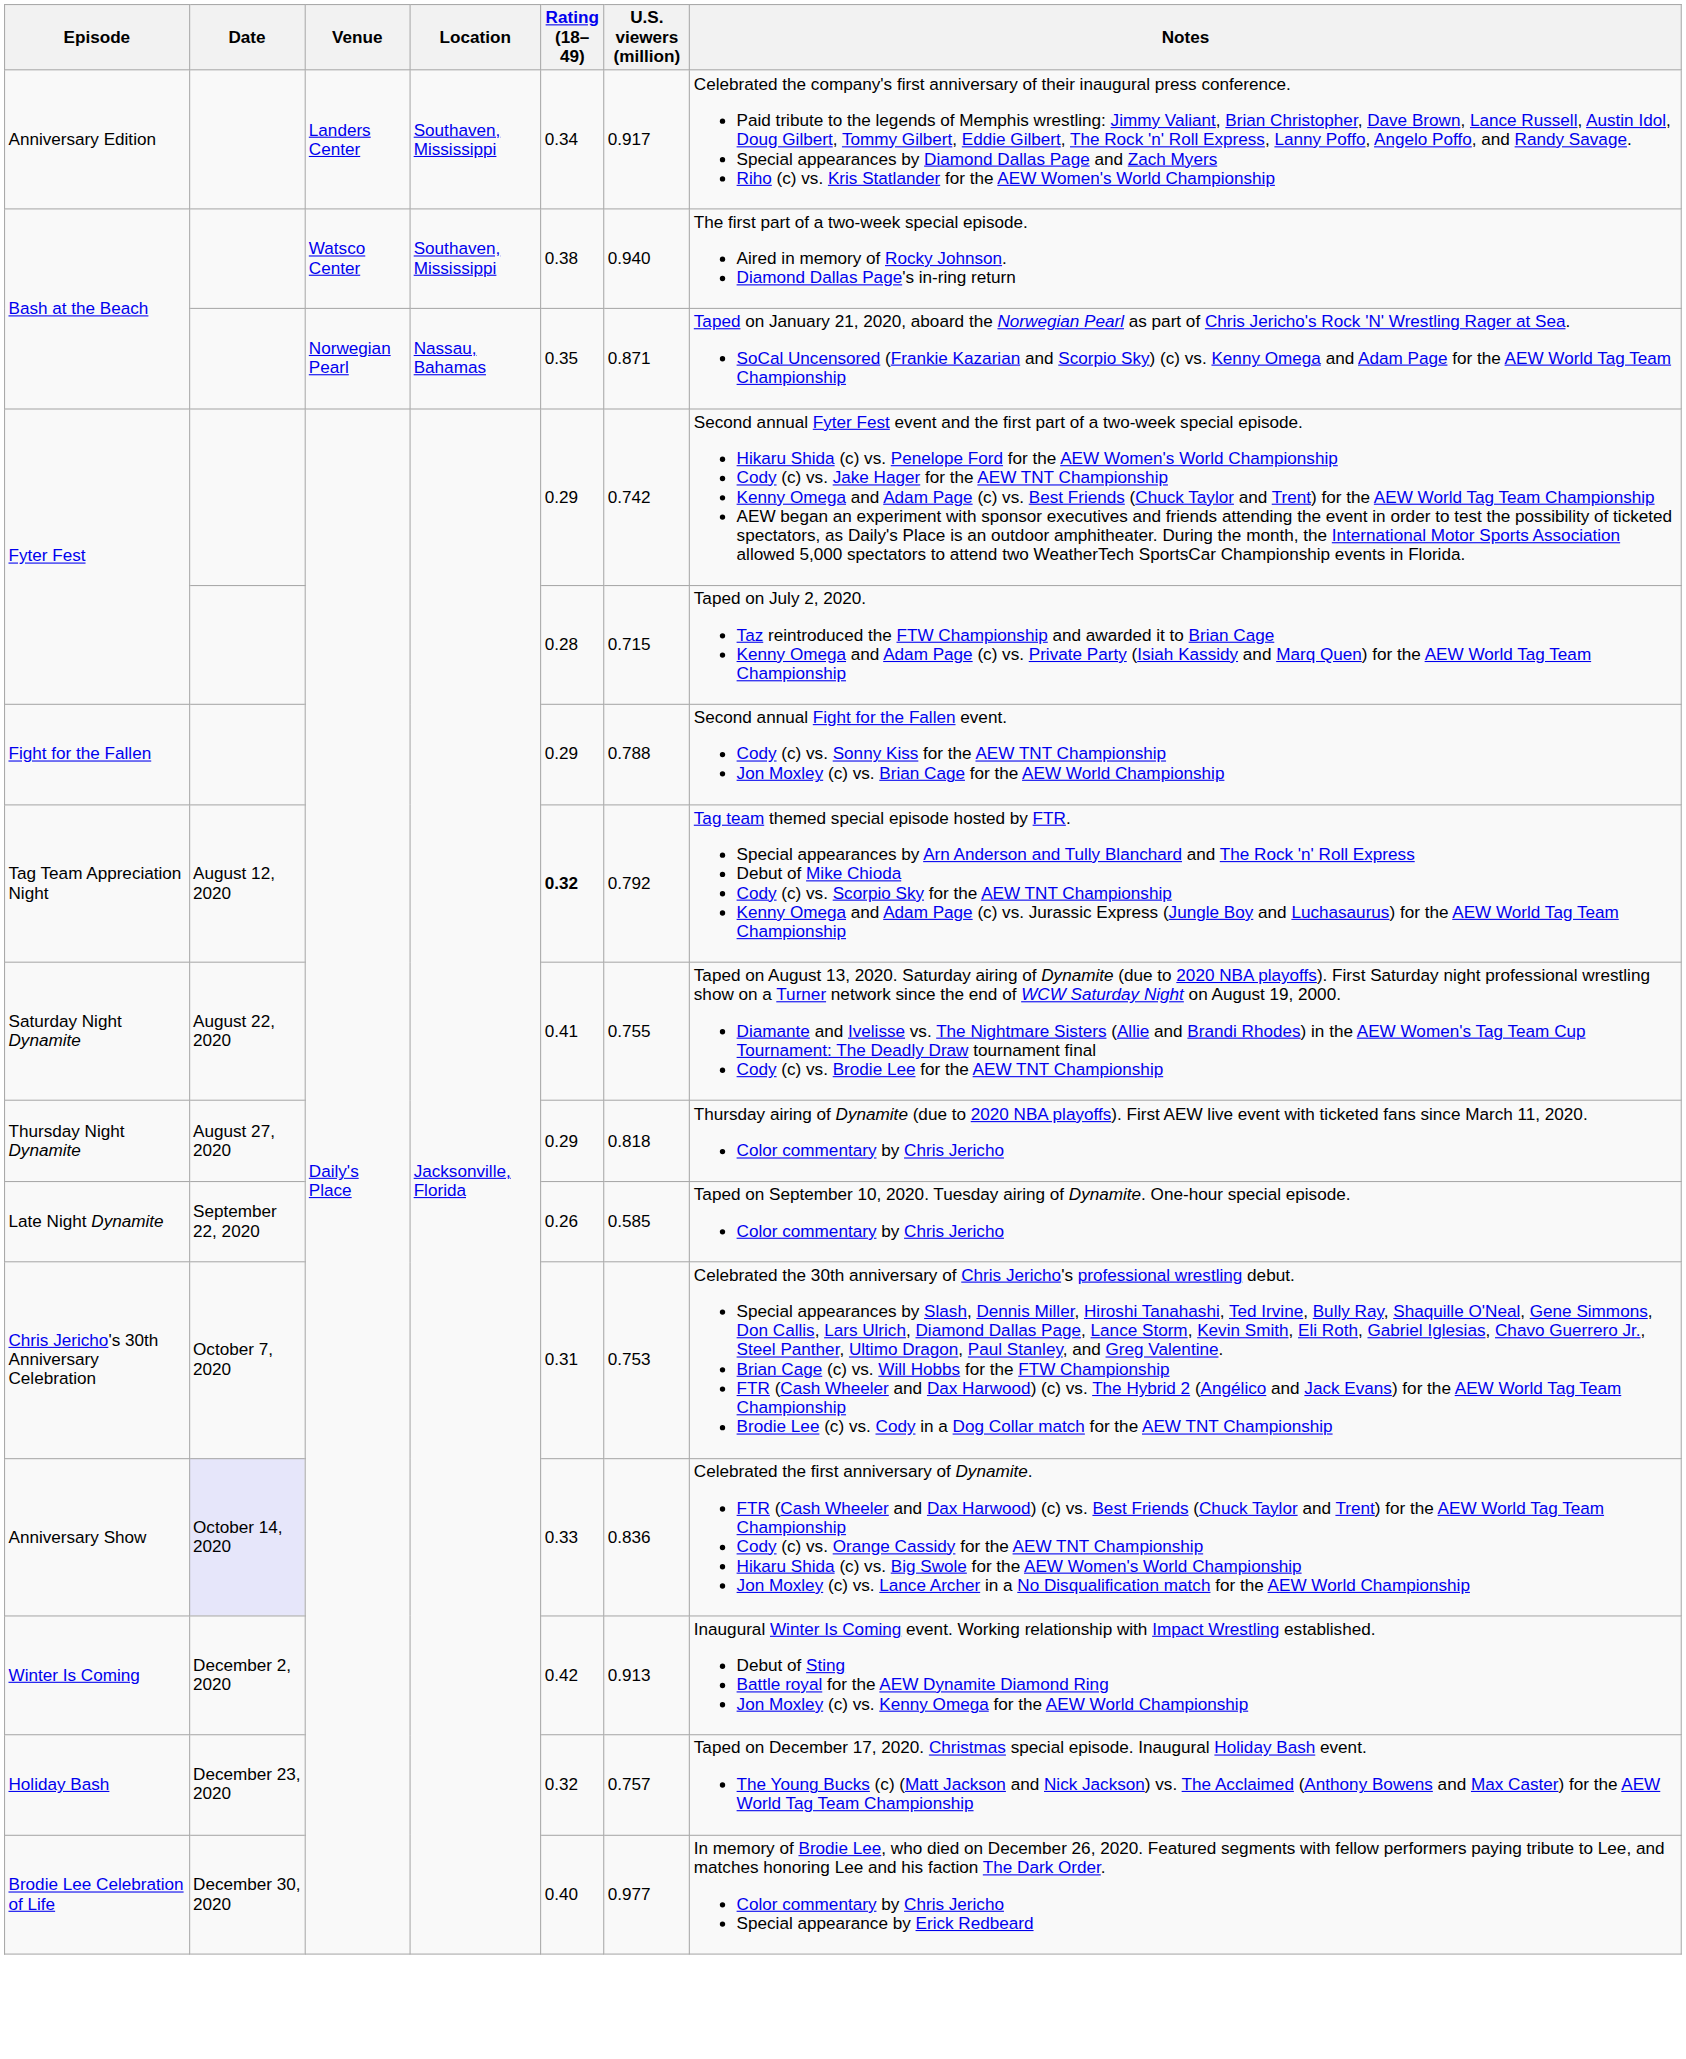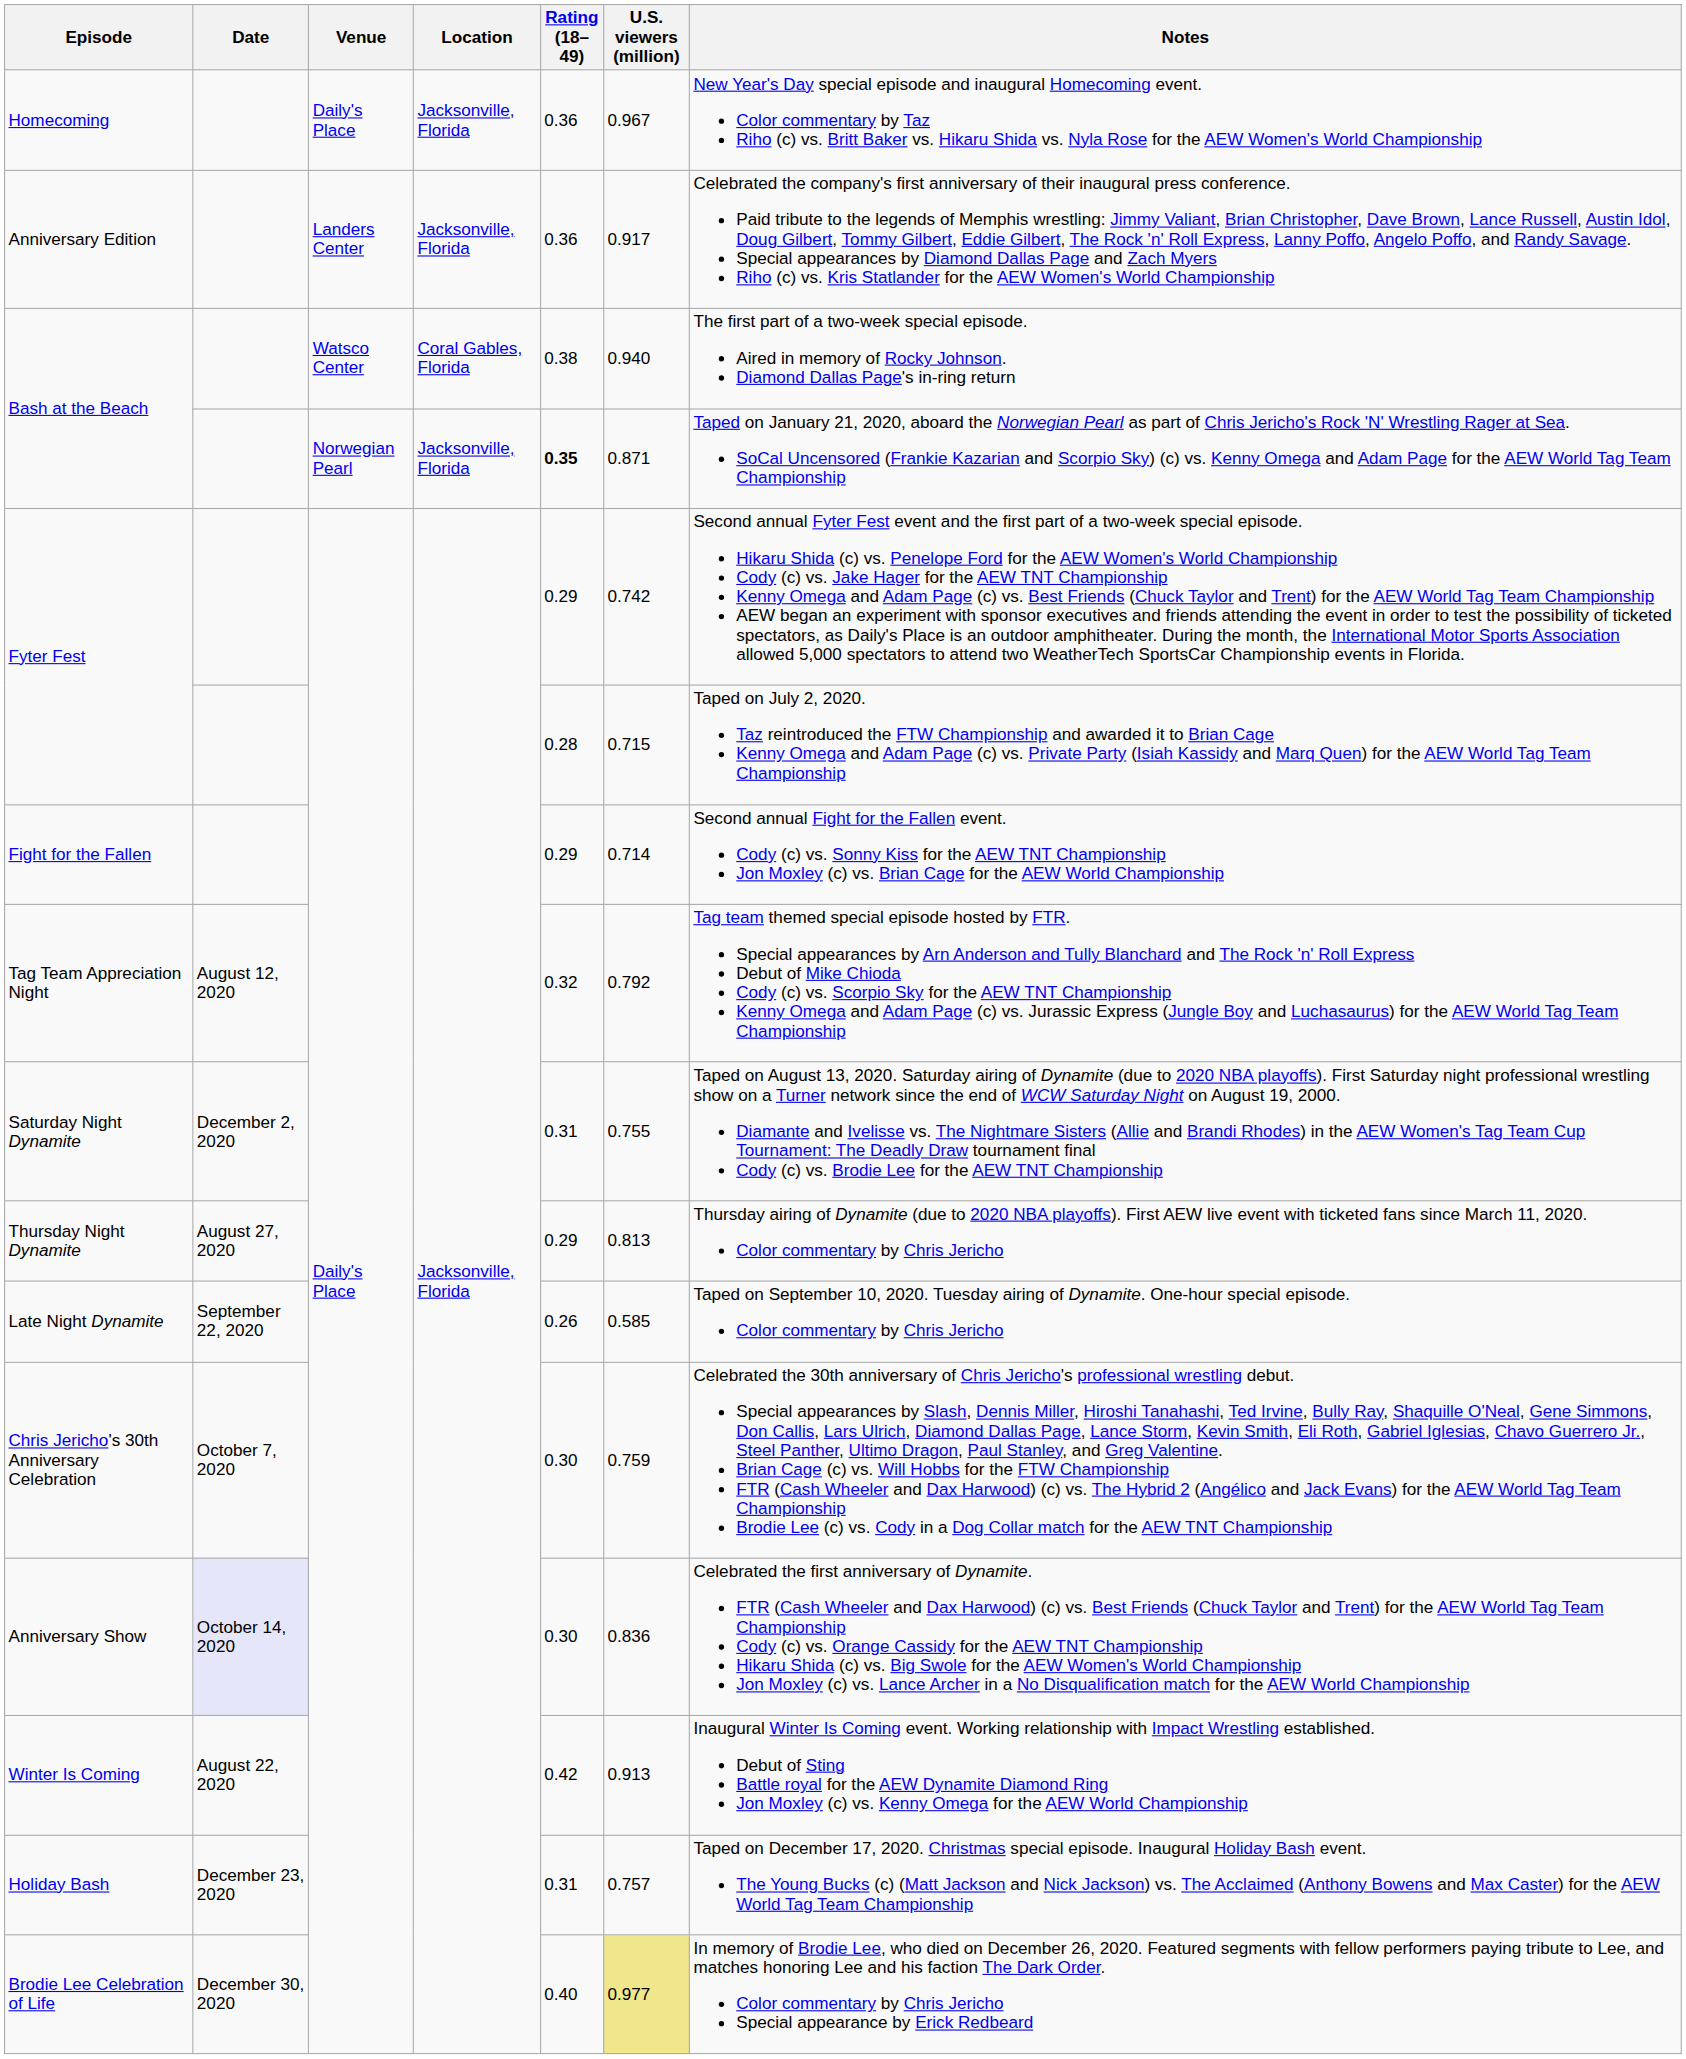+ row: (59, 120)
(457, 139) Southaven, Mississippi -> (466, 239) Jacksonville, Florida
(561, 139) 0.34 -> (561, 239) 0.36
(457, 258) Southaven, Mississippi -> (470, 358) Coral Gables, Florida
(450, 358) Nassau, Bahamas -> (466, 458) Jacksonville, Florida
(561, 358) normal -> (561, 458) bold
(629, 754) 0.788 -> (629, 854) 0.714
(561, 883) bold -> (561, 983) normal
(234, 1031) August 22, 2020 -> (246, 1131) December 2, 2020
(561, 1031) 0.41 -> (561, 1131) 0.31
(629, 1140) 0.818 -> (629, 1240) 0.813
(561, 1359) 0.31 -> (561, 1459) 0.30
(629, 1359) 0.753 -> (629, 1459) 0.759
(561, 1536) 0.33 -> (561, 1636) 0.30
(242, 1675) December 2, 2020 -> (238, 1775) August 22, 2020
(561, 1784) 0.32 -> (561, 1884) 0.31
(629, 1894) no background -> (629, 1994) khaki background
